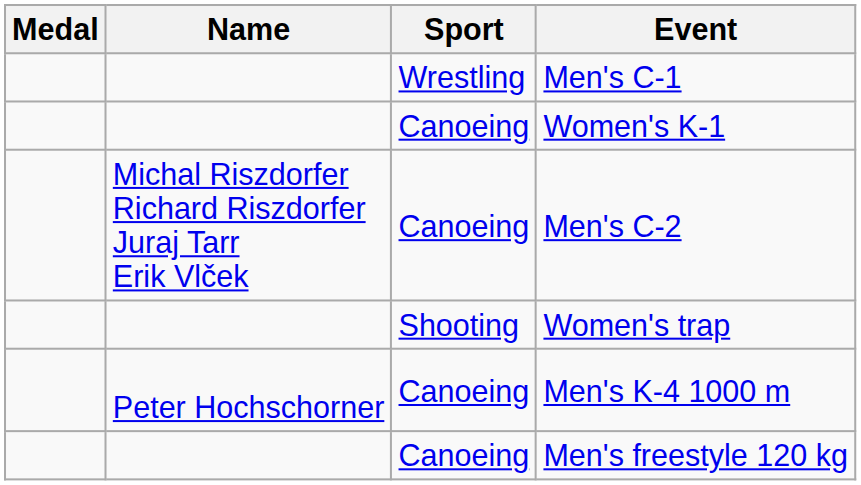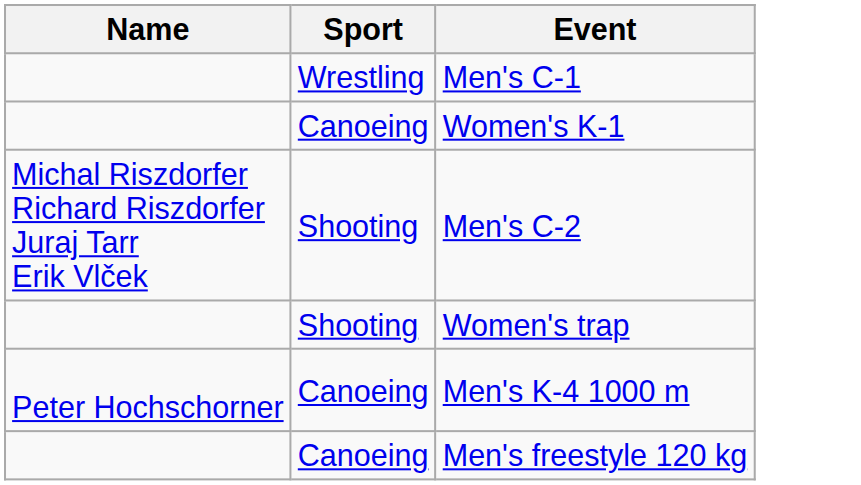- column: (55, 29)
(464, 226) Canoeing -> (358, 226) Shooting
